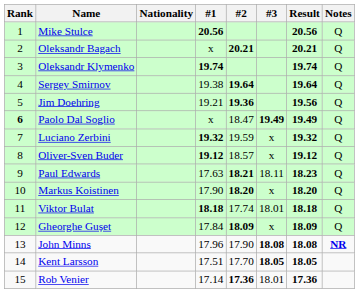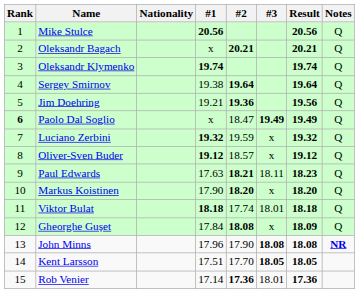(241, 226) 18.09 -> (241, 226) 18.08
